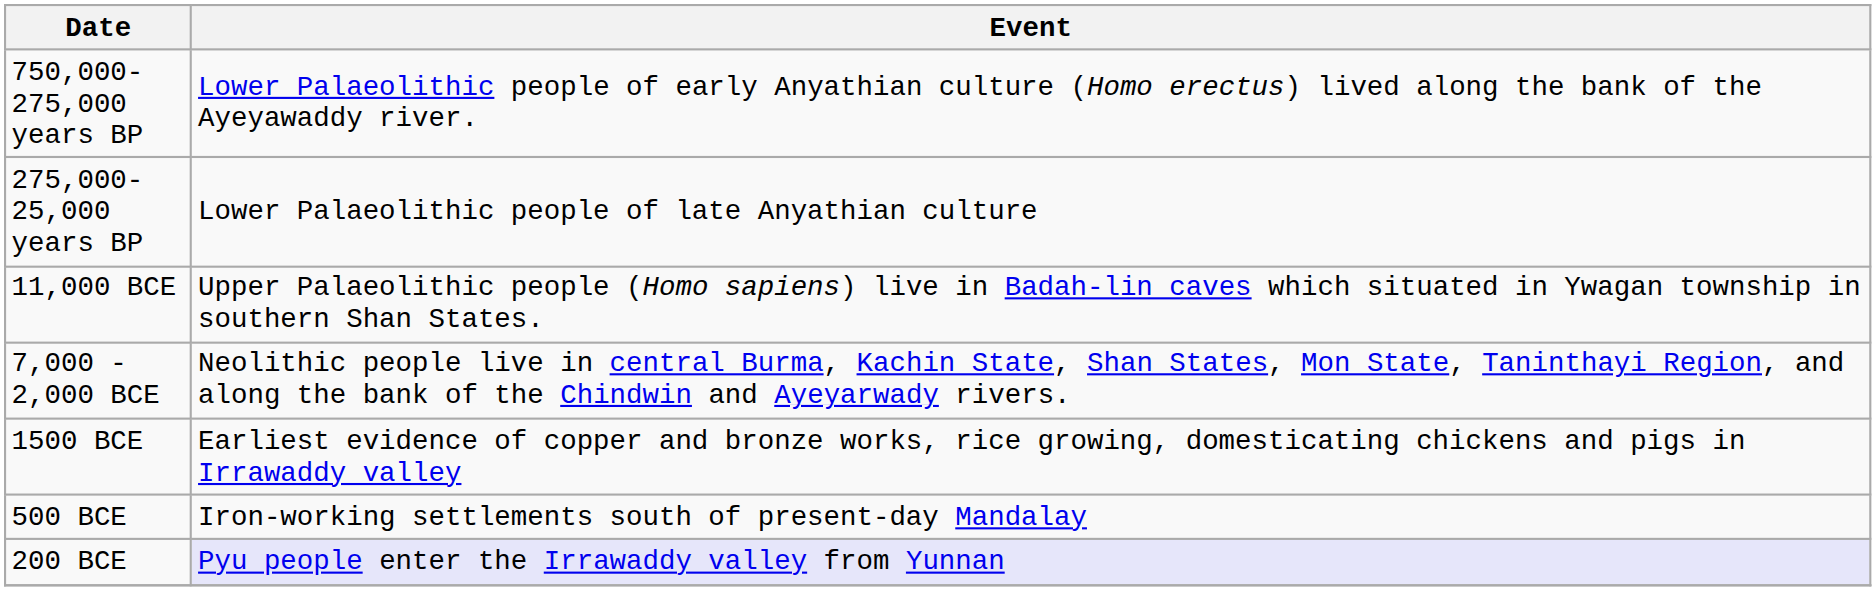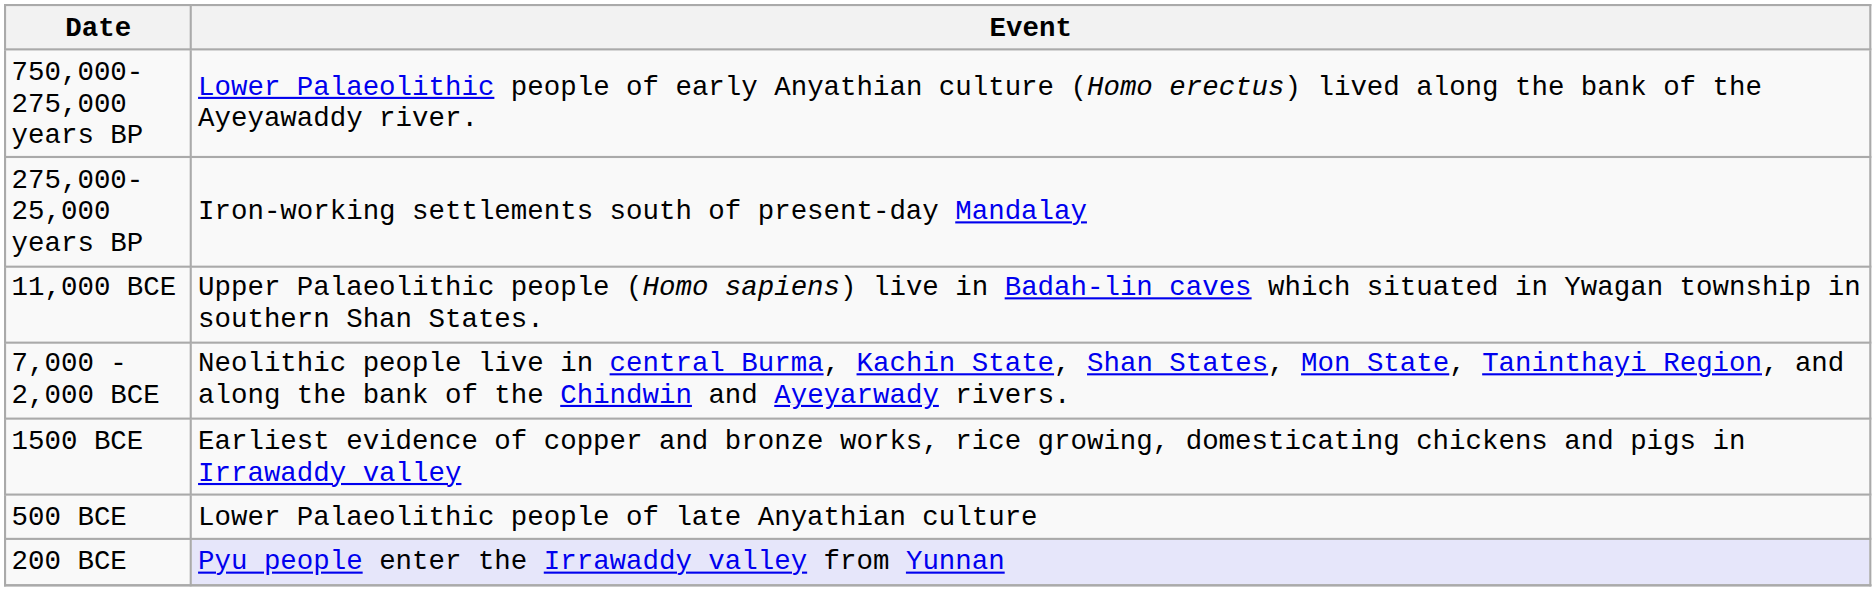(618, 212) Lower Palaeolithic people of late Anyathian culture -> (643, 212) Iron-working settlements south of present-day Mandalay
(643, 517) Iron-working settlements south of present-day Mandalay -> (618, 517) Lower Palaeolithic people of late Anyathian culture
